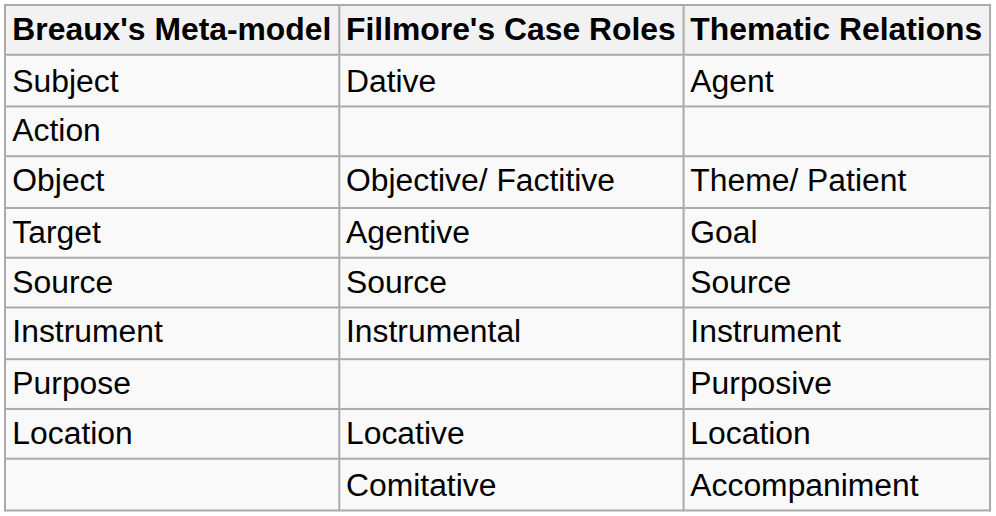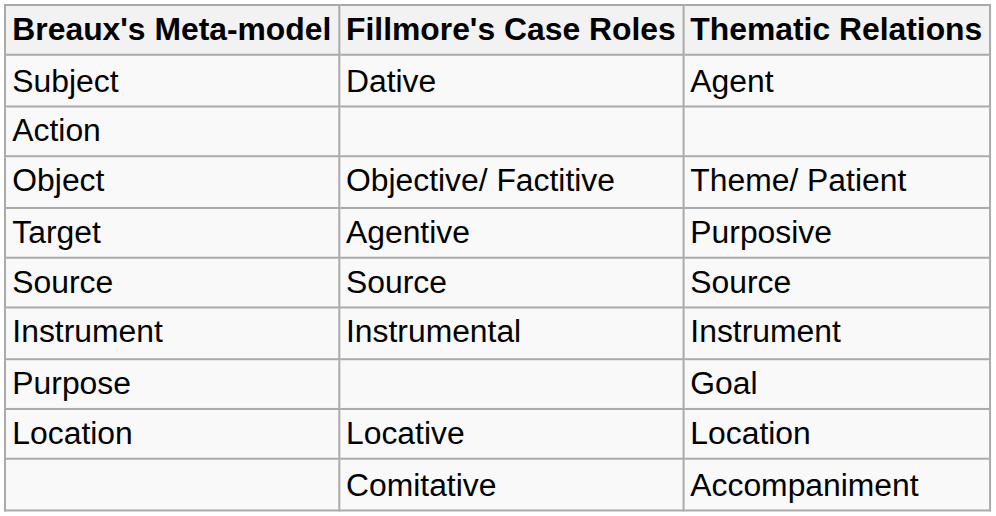(724, 231) Goal -> (761, 231) Purposive
(761, 383) Purposive -> (724, 383) Goal
